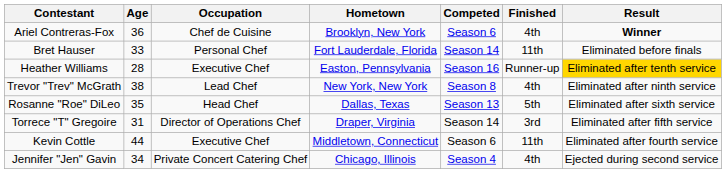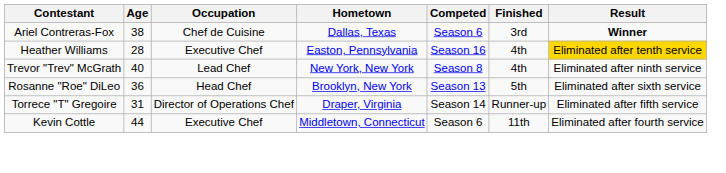(137, 31) 36 -> (137, 31) 38
(375, 31) Brooklyn, New York -> (362, 31) Dallas, Texas
(532, 31) 4th -> (519, 31) 3rd
- row: (64, 50)
(532, 68) Runner-up -> (519, 50) 4th
(137, 86) 38 -> (137, 68) 40
(137, 104) 35 -> (137, 86) 36
(375, 104) Dallas, Texas -> (362, 86) Brooklyn, New York
(532, 123) 3rd -> (519, 104) Runner-up
- row: (64, 159)
